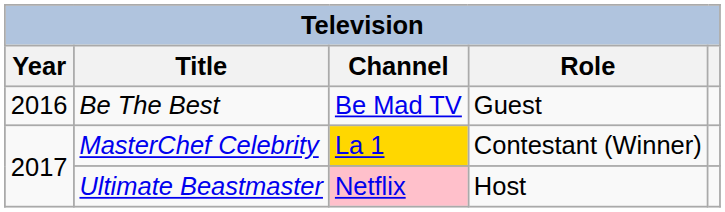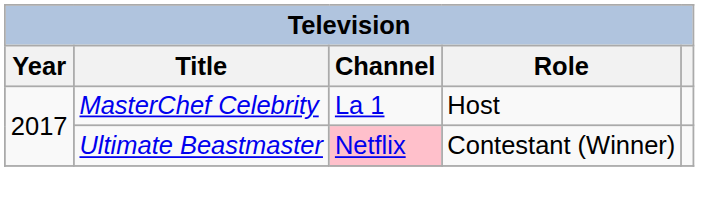- row: (150, 106)
(360, 146) gold background -> (360, 106) no background
(588, 146) Contestant (Winner) -> (474, 106) Host
(500, 186) Host -> (561, 146) Contestant (Winner)
